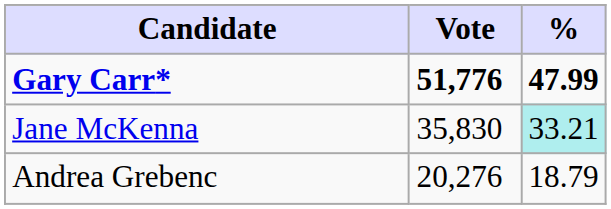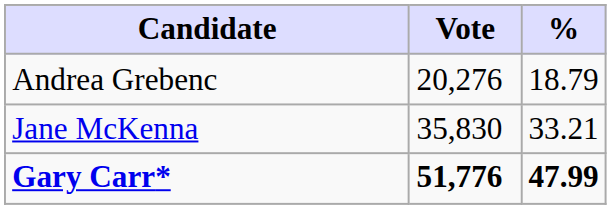rows swapped: (91, 78) <-> (115, 177)
(564, 128) paleturquoise background -> (564, 128) no background
